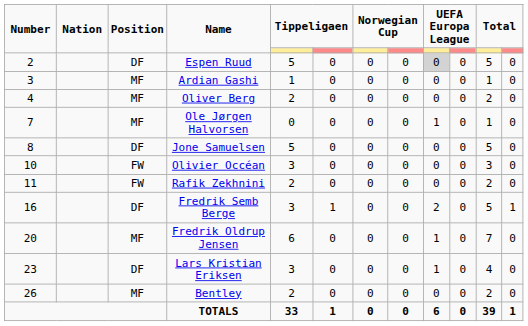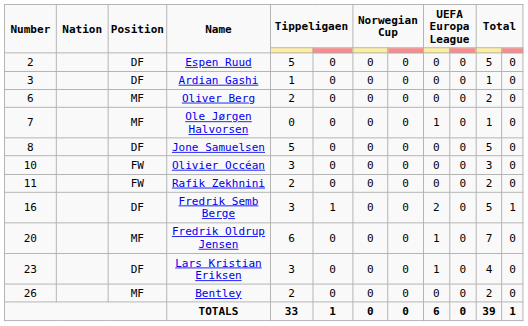(436, 62) lightgrey background -> (436, 62) no background
(137, 80) MF -> (137, 80) DF
(30, 98) 4 -> (30, 98) 6
